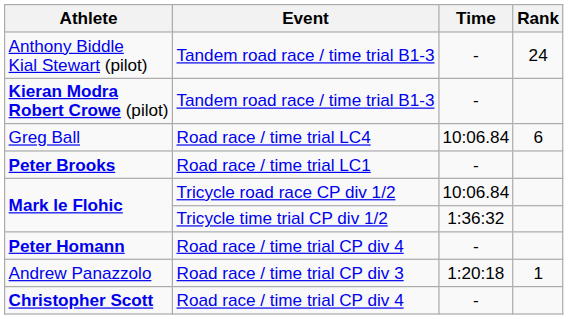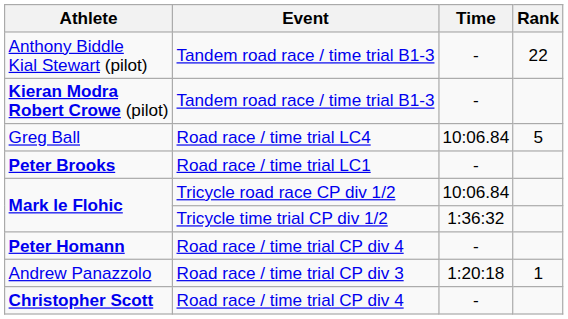(538, 55) 24 -> (538, 55) 22
(538, 138) 6 -> (538, 138) 5
